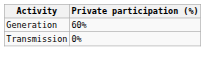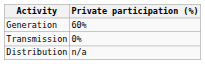+ row: (37, 53)
